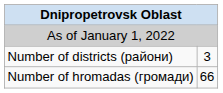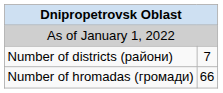(207, 56) 3 -> (207, 56) 7
